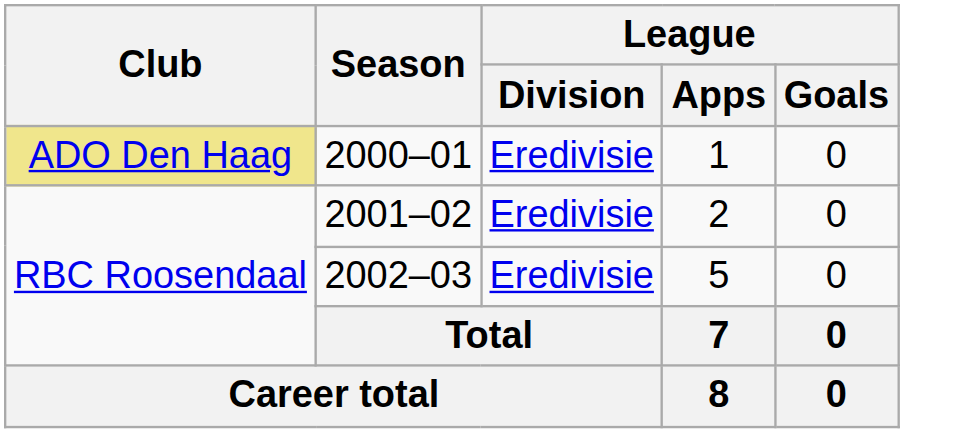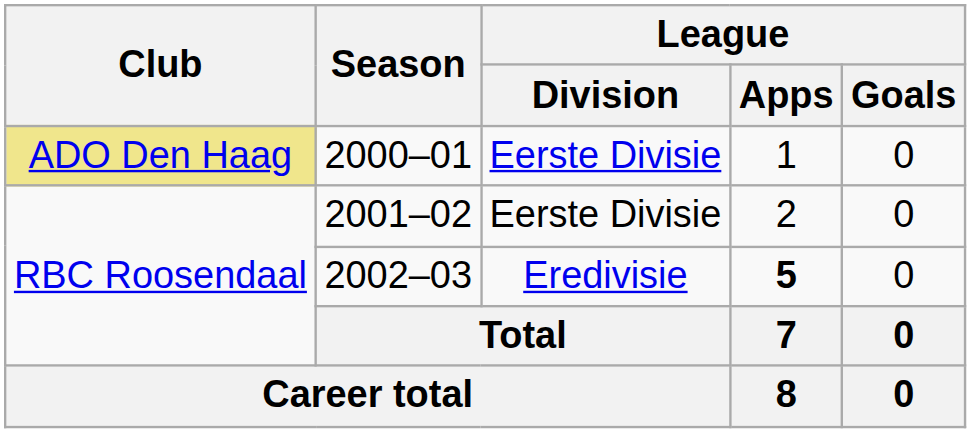(572, 154) Eredivisie -> (605, 154) Eerste Divisie
(572, 214) Eredivisie -> (605, 214) Eerste Divisie
(719, 275) normal -> (786, 275) bold
